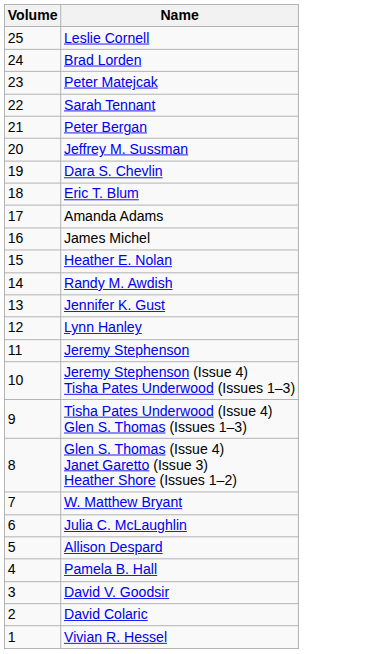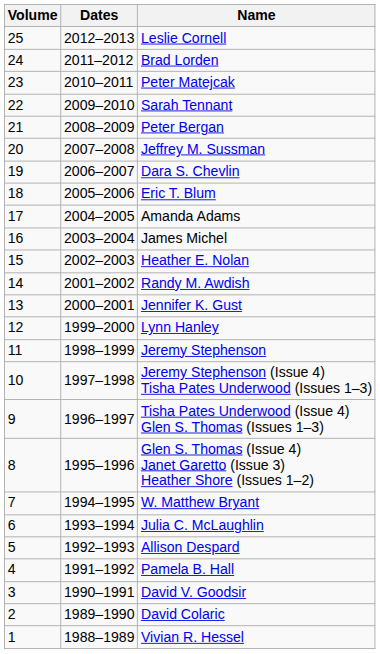+ column: (99, 15)
